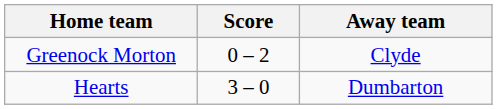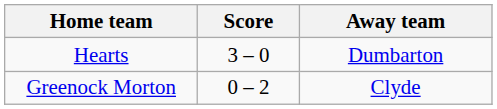rows swapped: (101, 87) <-> (101, 54)
